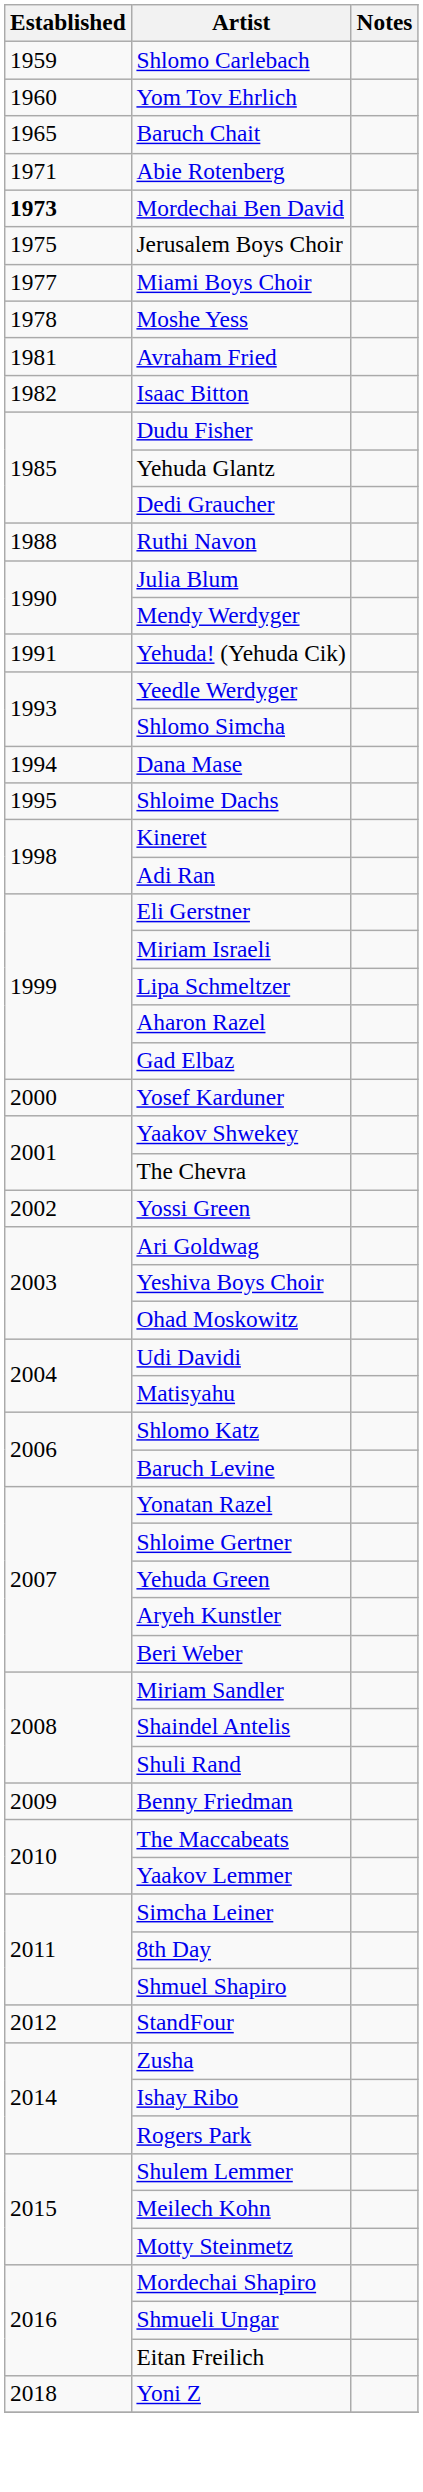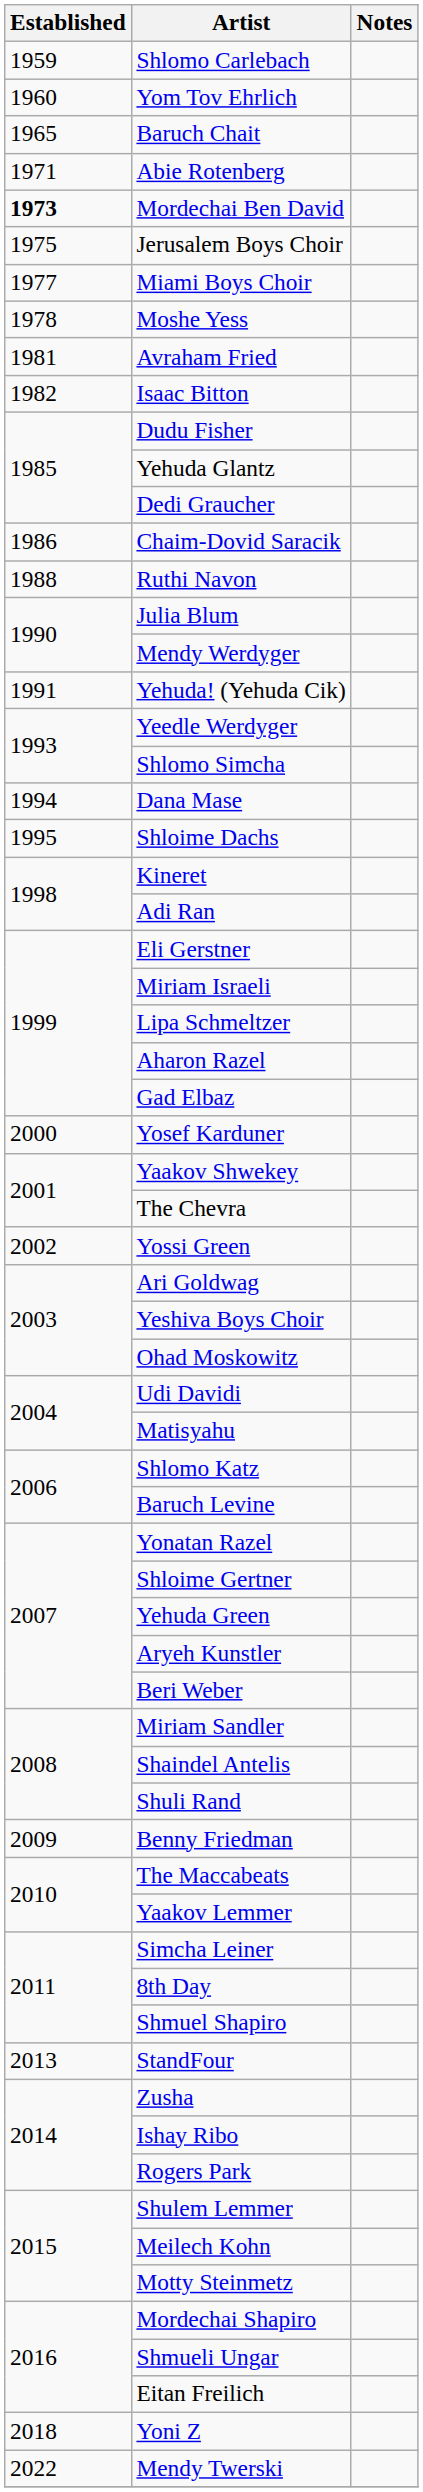+ row: (239, 541)
(33, 2023) 2012 -> (33, 2060) 2013
+ row: (210, 2468)
